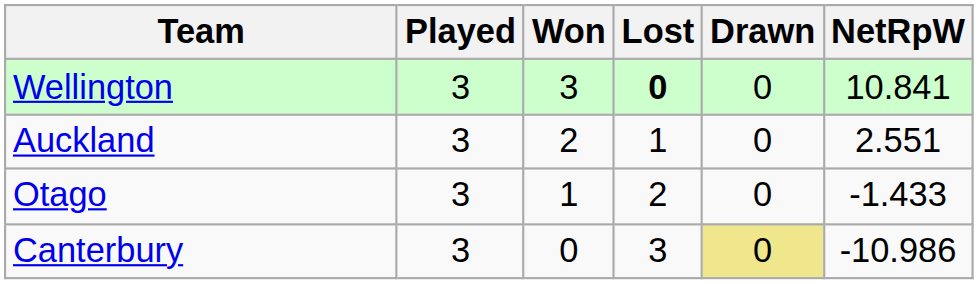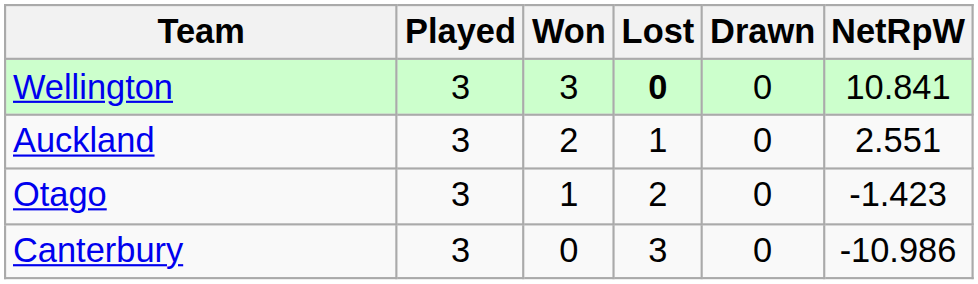(898, 195) -1.433 -> (898, 195) -1.423
(763, 250) khaki background -> (763, 250) no background
